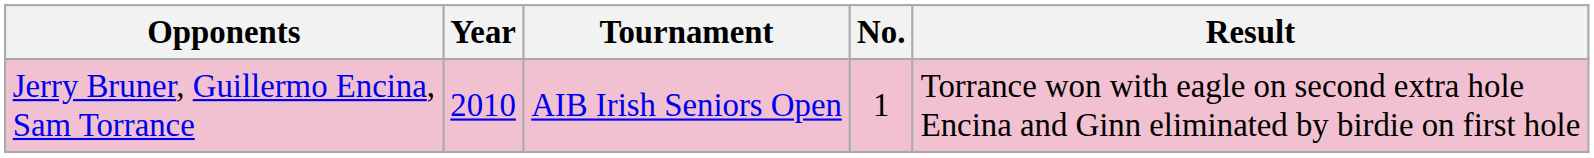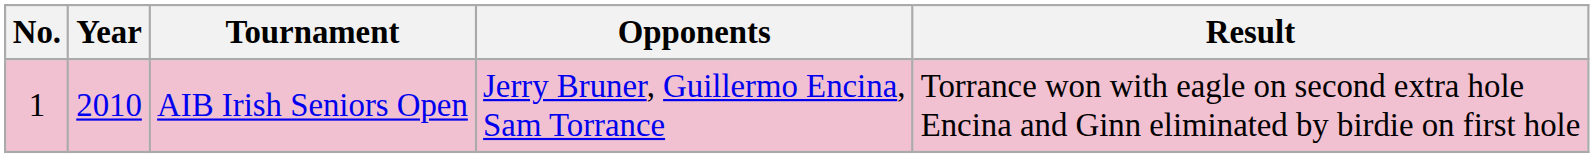columns swapped: (881, 31) <-> (224, 31)
